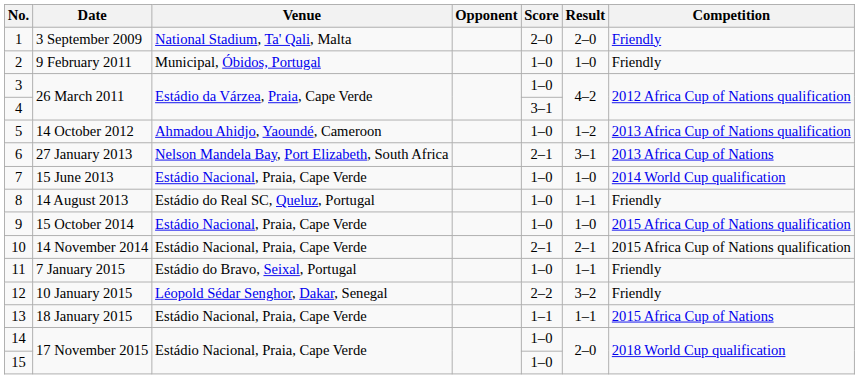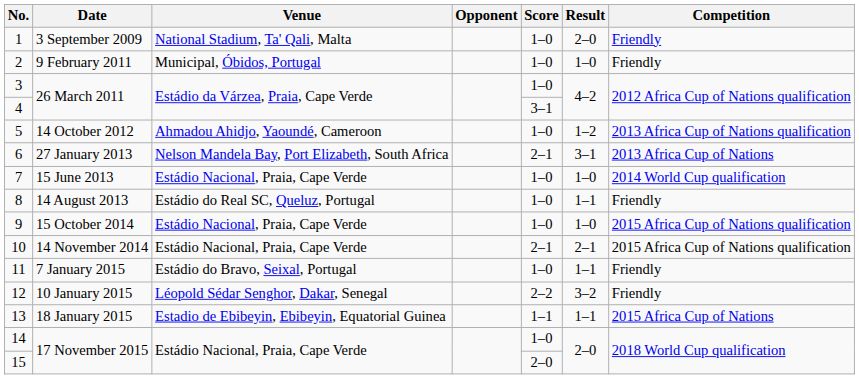(542, 39) 2–0 -> (542, 39) 1–0
(261, 316) Estádio Nacional, Praia, Cape Verde -> (300, 316) Estadio de Ebibeyin, Ebibeyin, Equatorial Guinea
(542, 362) 1–0 -> (542, 362) 2–0
